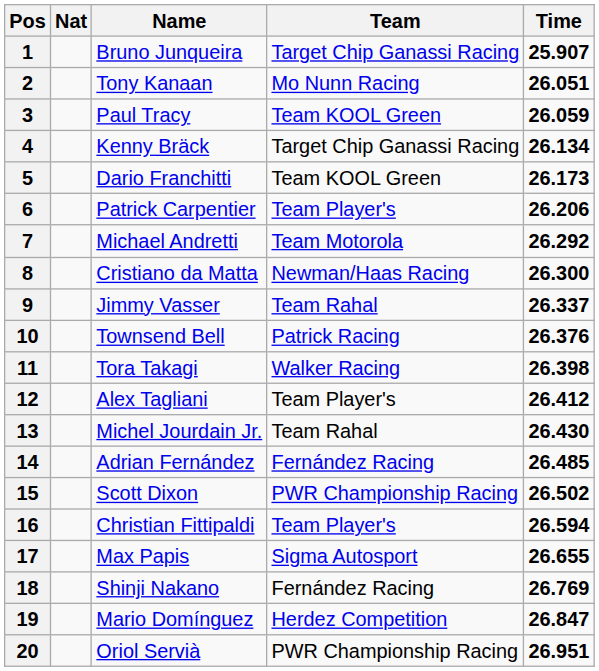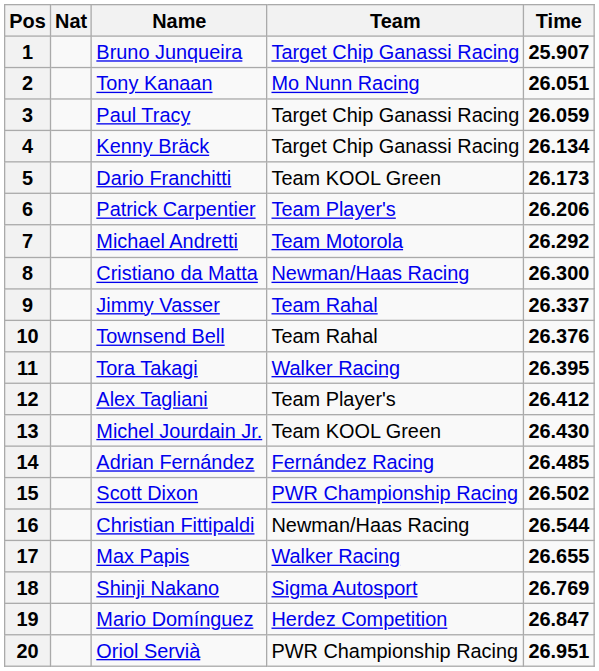(356, 115) Team KOOL Green -> (395, 115) Target Chip Ganassi Racing
(336, 336) Patrick Racing -> (325, 336) Team Rahal
(559, 367) 26.398 -> (559, 367) 26.395
(325, 430) Team Rahal -> (356, 430) Team KOOL Green
(334, 525) Team Player's -> (370, 525) Newman/Haas Racing
(559, 525) 26.594 -> (559, 525) 26.544
(344, 556) Sigma Autosport -> (336, 556) Walker Racing
(353, 588) Fernández Racing -> (344, 588) Sigma Autosport
